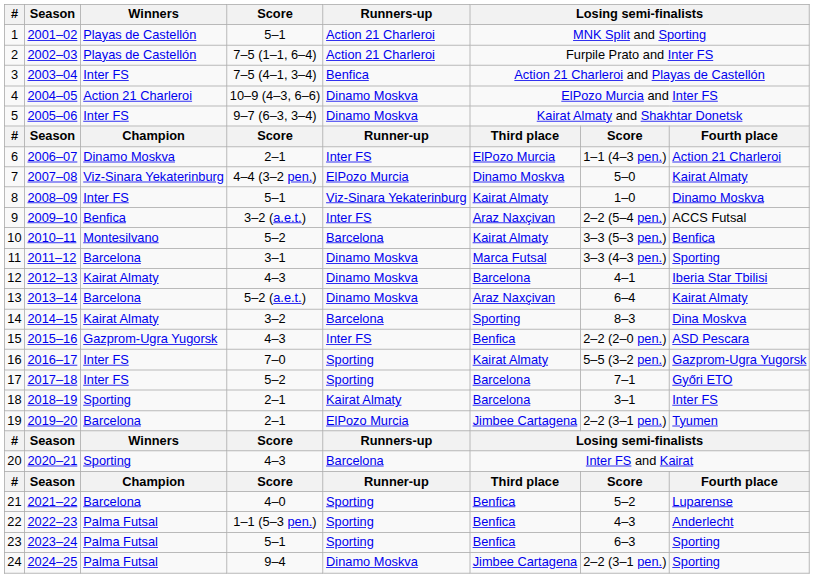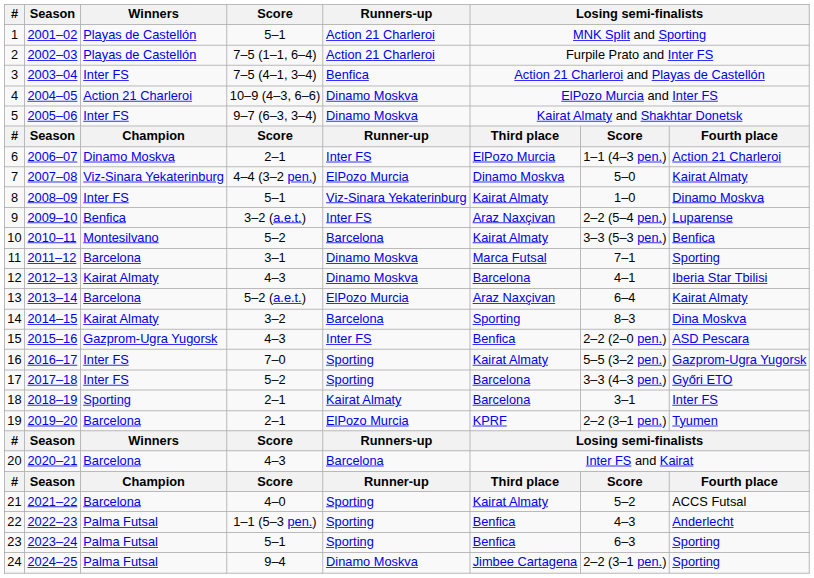(709, 217) ACCS Futsal -> (703, 217) Luparense
(625, 258) 3–3 (4–3 pen.) -> (625, 258) 7–1
(372, 298) Dinamo Moskva -> (367, 298) ElPozo Murcia
(625, 380) 7–1 -> (625, 380) 3–3 (4–3 pen.)
(525, 420) Jimbee Cartagena -> (490, 420) KPRF
(107, 461) Sporting -> (112, 461) Barcelona
(494, 501) Benfica -> (510, 501) Kairat Almaty
(703, 501) Luparense -> (709, 501) ACCS Futsal
